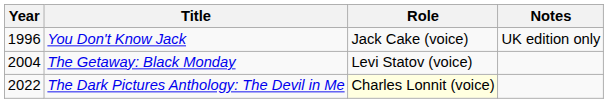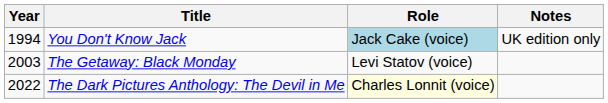(24, 39) 1996 -> (24, 39) 1994
(410, 39) no background -> (410, 39) lightblue background
(24, 62) 2004 -> (24, 62) 2003
